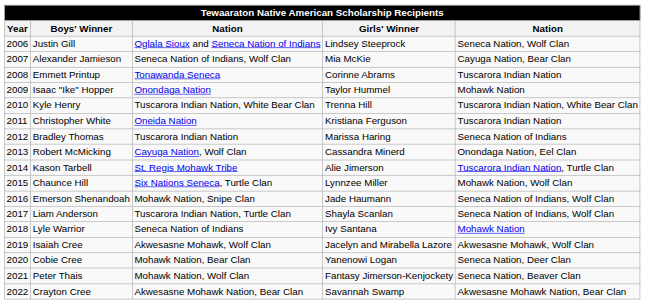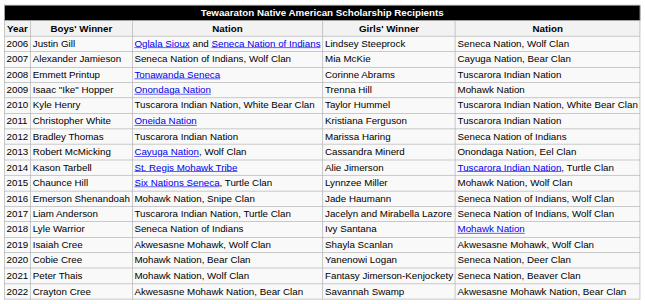(358, 90) Taylor Hummel -> (348, 90) Trenna Hill
(348, 105) Trenna Hill -> (358, 105) Taylor Hummel
(359, 214) Shayla Scanlan -> (388, 214) Jacelyn and Mirabella Lazore
(388, 245) Jacelyn and Mirabella Lazore -> (359, 245) Shayla Scanlan
